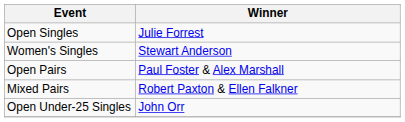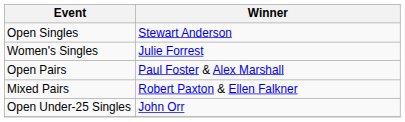(171, 32) Julie Forrest -> (185, 32) Stewart Anderson
(185, 51) Stewart Anderson -> (171, 51) Julie Forrest
